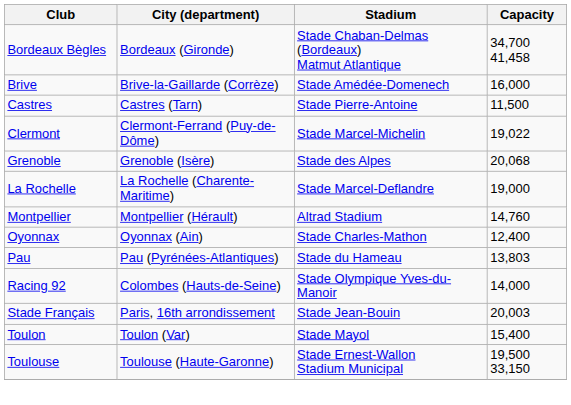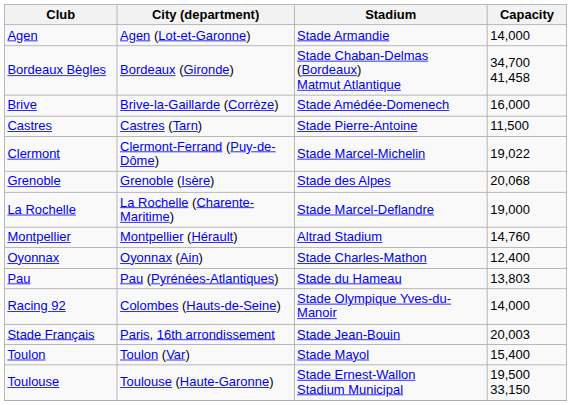+ row: (23, 35)
